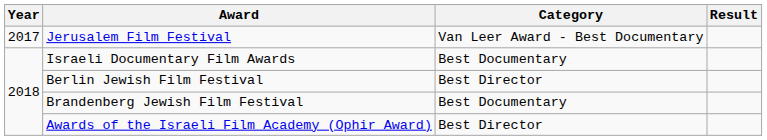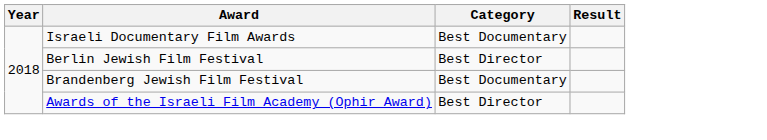- row: (139, 37)
